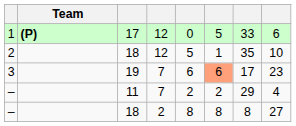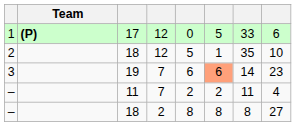(247, 72) 17 -> (247, 72) 14
(247, 92) 29 -> (247, 92) 11
